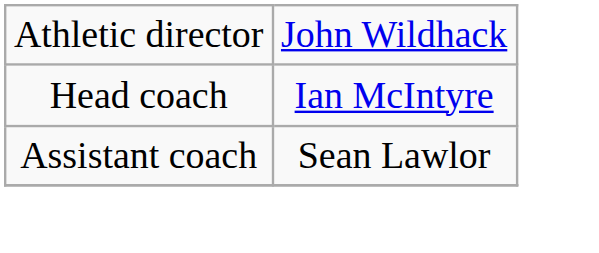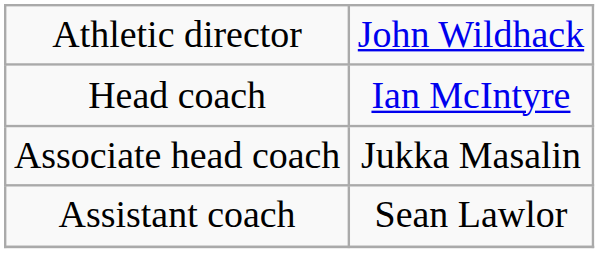+ row: (177, 154)
